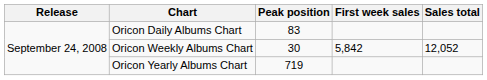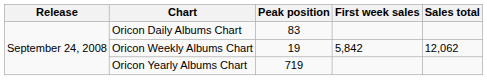(294, 48) 30 -> (294, 48) 19
(442, 48) 12,052 -> (442, 48) 12,062
